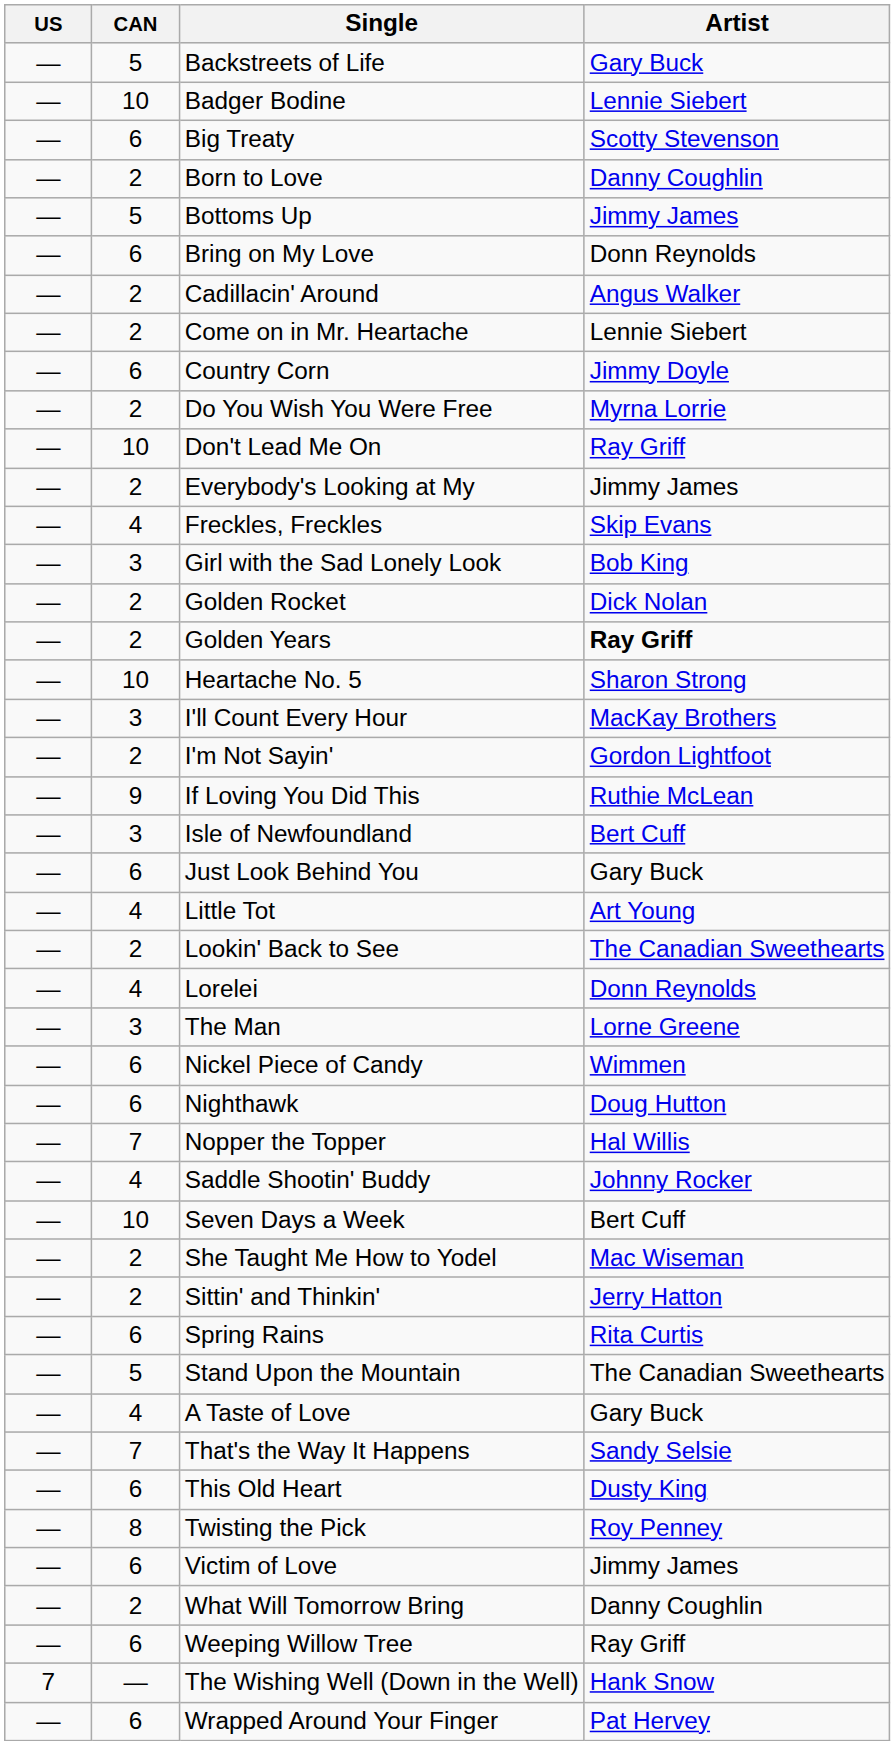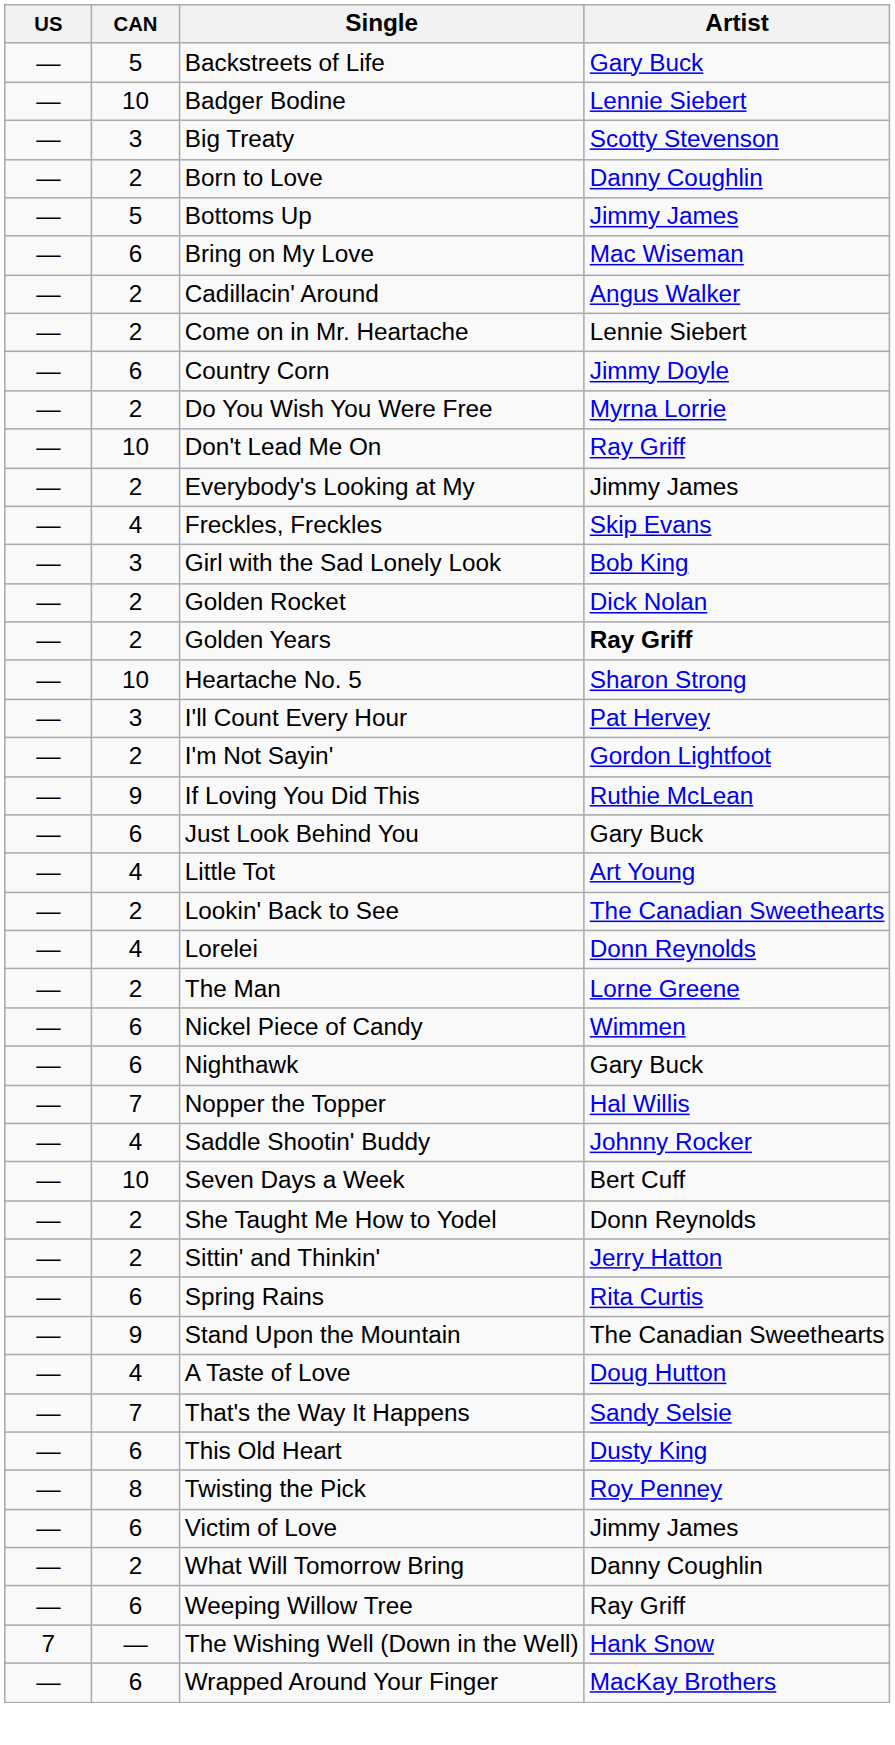(136, 139) 6 -> (136, 139) 3
(673, 255) Donn Reynolds -> (667, 255) Mac Wiseman
(683, 718) MacKay Brothers -> (650, 718) Pat Hervey
- row: (298, 833)
(136, 1026) 3 -> (136, 988) 2
(658, 1103) Doug Hutton -> (647, 1065) Gary Buck
(667, 1258) Mac Wiseman -> (673, 1219) Donn Reynolds
(136, 1373) 5 -> (136, 1335) 9
(647, 1412) Gary Buck -> (658, 1373) Doug Hutton
(650, 1720) Pat Hervey -> (683, 1682) MacKay Brothers
